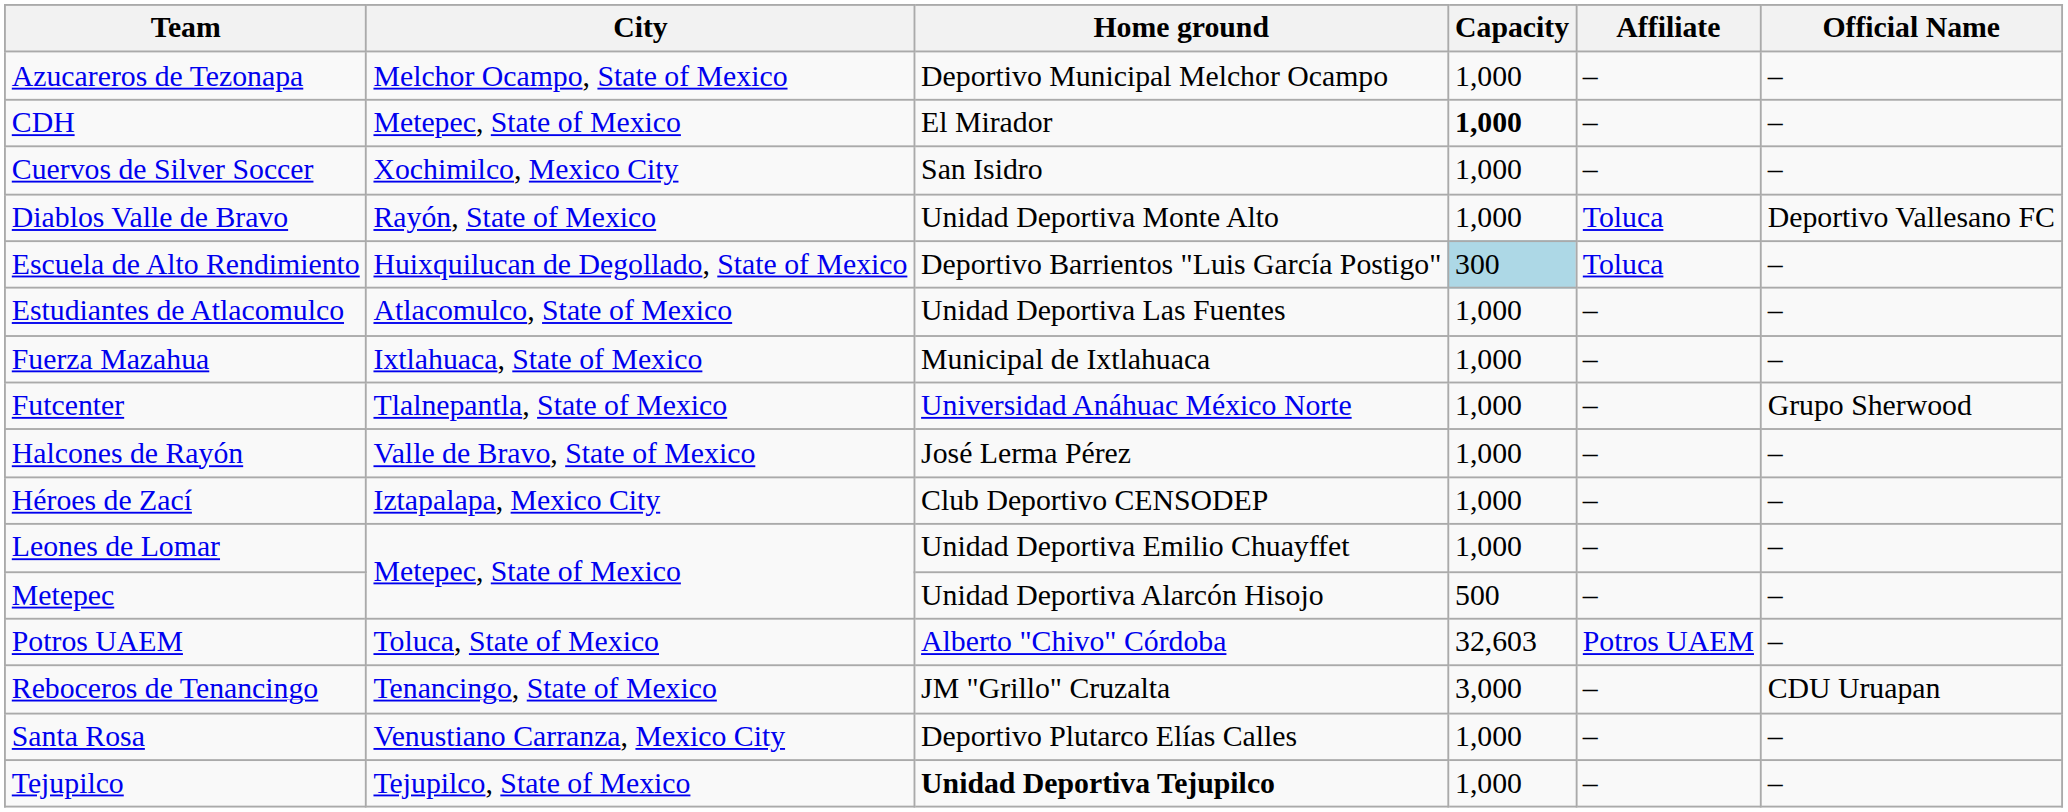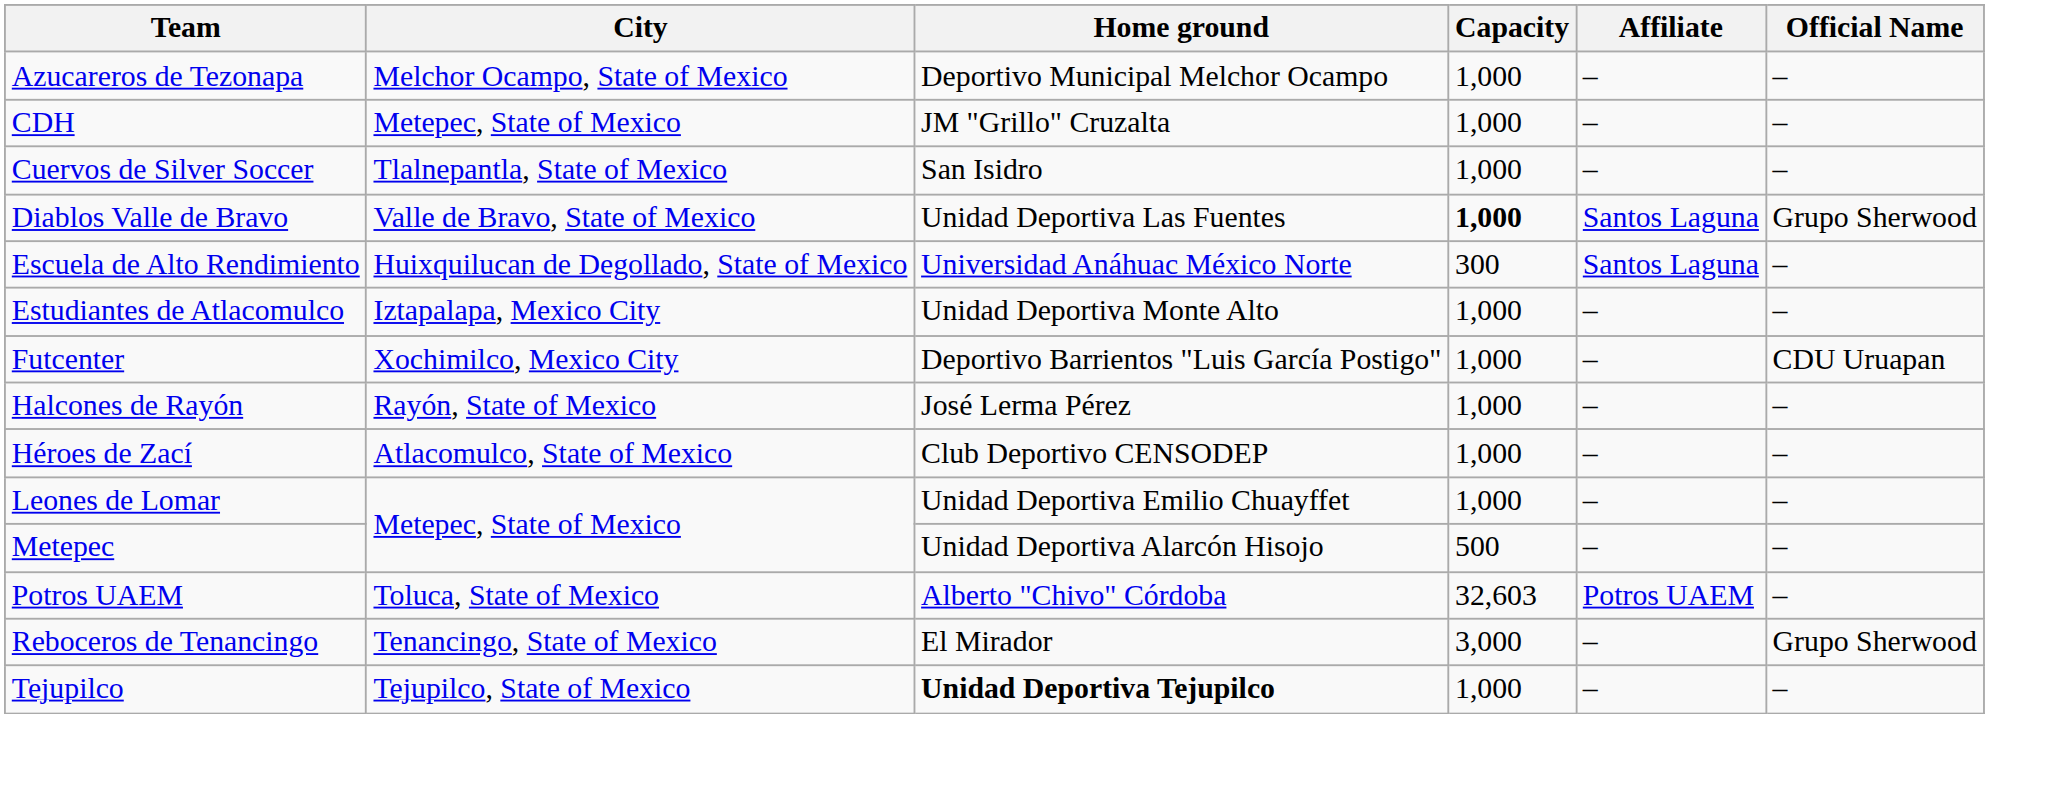(987, 122) El Mirador -> (1046, 122) JM "Grillo" Cruzalta
(1489, 122) bold -> (1489, 122) normal
(526, 169) Xochimilco, Mexico City -> (550, 169) Tlalnepantla, State of Mexico
(515, 216) Rayón, State of Mexico -> (564, 216) Valle de Bravo, State of Mexico
(1100, 216) Unidad Deportiva Monte Alto -> (1103, 216) Unidad Deportiva Las Fuentes
(1489, 216) normal -> (1489, 216) bold
(1623, 216) Toluca -> (1671, 216) Santos Laguna
(1911, 216) Deportivo Vallesano FC -> (1875, 216) Grupo Sherwood
(1181, 264) Deportivo Barrientos "Luis García Postigo" -> (1136, 264) Universidad Anáhuac México Norte
(1477, 264) lightblue background -> (1477, 264) no background
(1623, 264) Toluca -> (1671, 264) Santos Laguna
(553, 311) Atlacomulco, State of Mexico -> (517, 311) Iztapalapa, Mexico City
(1103, 311) Unidad Deportiva Las Fuentes -> (1100, 311) Unidad Deportiva Monte Alto
- row: (111, 358)
(550, 405) Tlalnepantla, State of Mexico -> (526, 358) Xochimilco, Mexico City
(1136, 405) Universidad Anáhuac México Norte -> (1181, 358) Deportivo Barrientos "Luis García Postigo"
(1870, 405) Grupo Sherwood -> (1859, 358) CDU Uruapan
(564, 452) Valle de Bravo, State of Mexico -> (515, 405) Rayón, State of Mexico
(517, 500) Iztapalapa, Mexico City -> (553, 452) Atlacomulco, State of Mexico
(1046, 688) JM "Grillo" Cruzalta -> (987, 641) El Mirador
(1854, 688) CDU Uruapan -> (1875, 641) Grupo Sherwood
- row: (78, 736)
